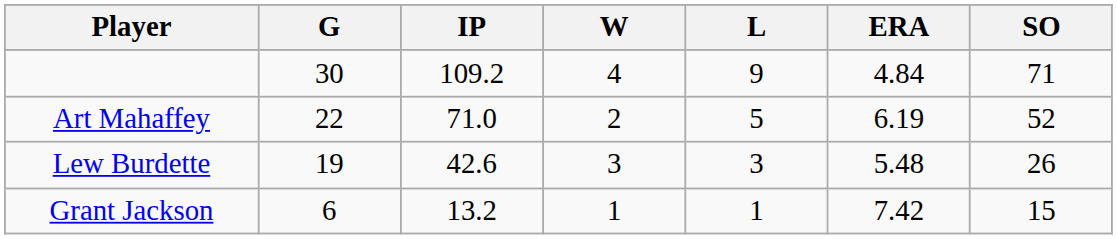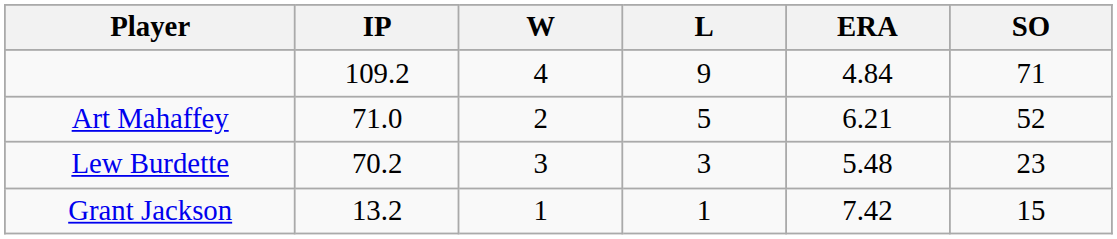- column: (329, 27)
(899, 118) 6.19 -> (867, 118) 6.21
(472, 164) 42.6 -> (377, 164) 70.2
(1041, 164) 26 -> (1031, 164) 23
